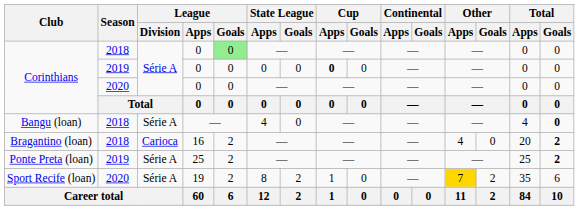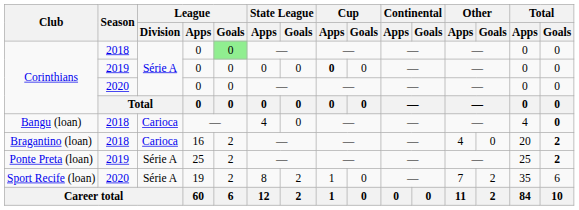(160, 123) Série A -> (160, 123) Carioca
(461, 178) gold background -> (461, 178) no background
